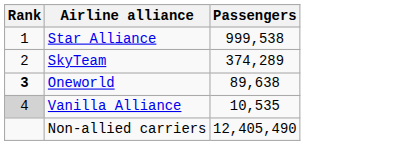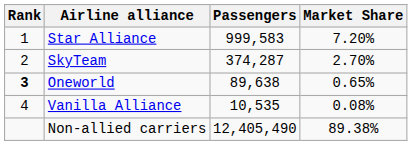+ column: (353, 16)
(255, 39) 999,538 -> (255, 39) 999,583
(255, 61) 374,289 -> (255, 61) 374,287
(25, 107) lightgrey background -> (25, 107) no background
